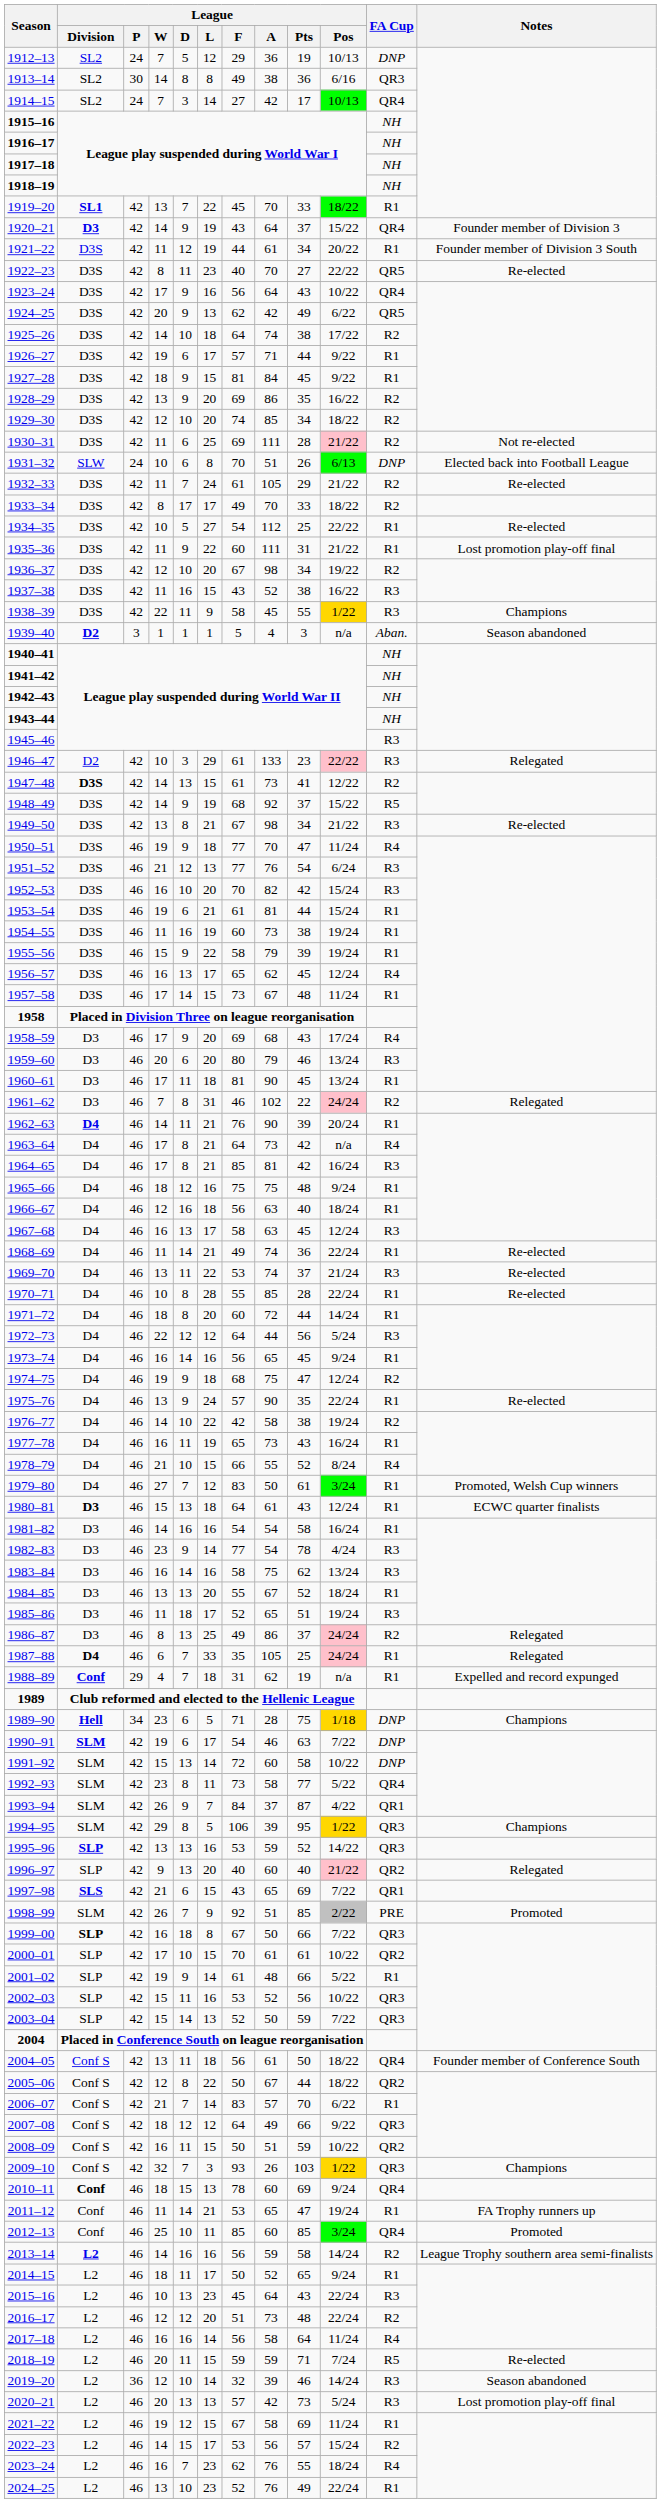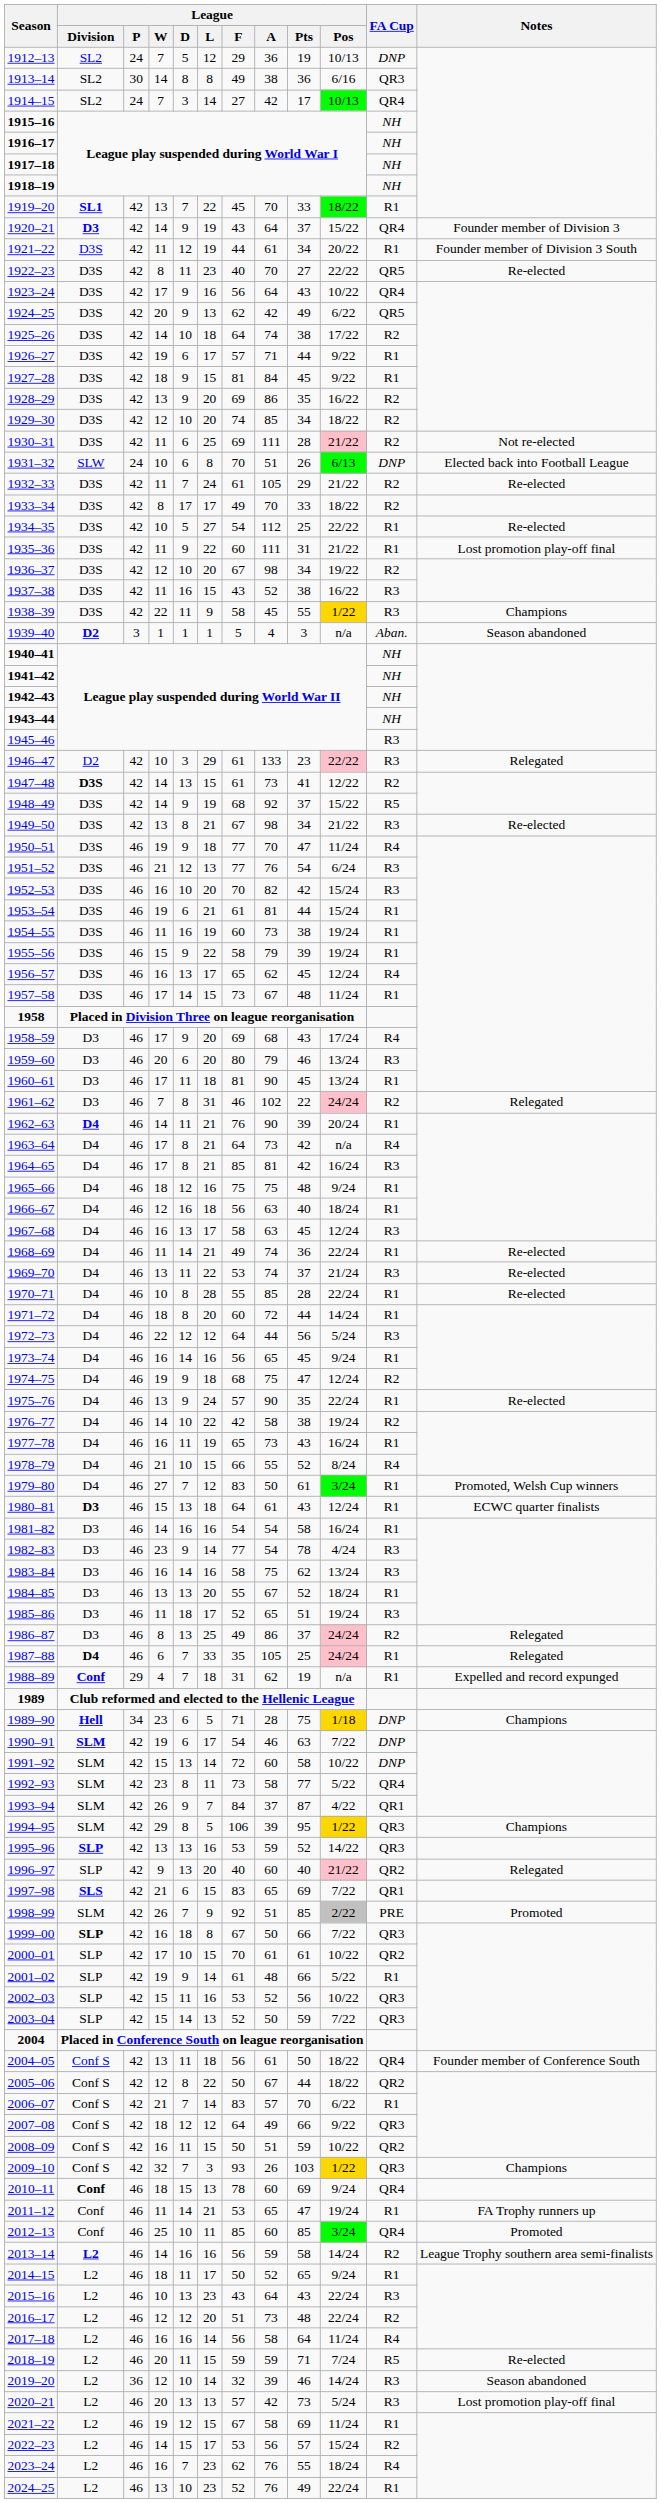(238, 1890) 43 -> (238, 1890) 83
(238, 2295) 45 -> (238, 2295) 43
